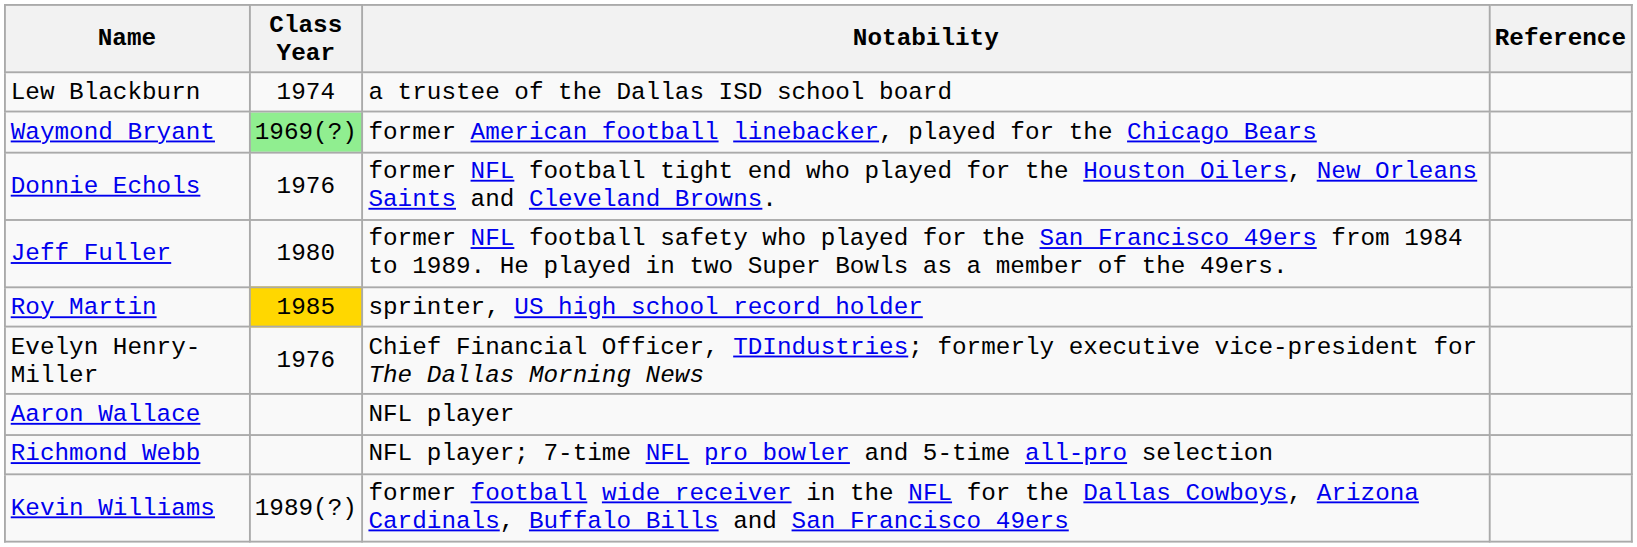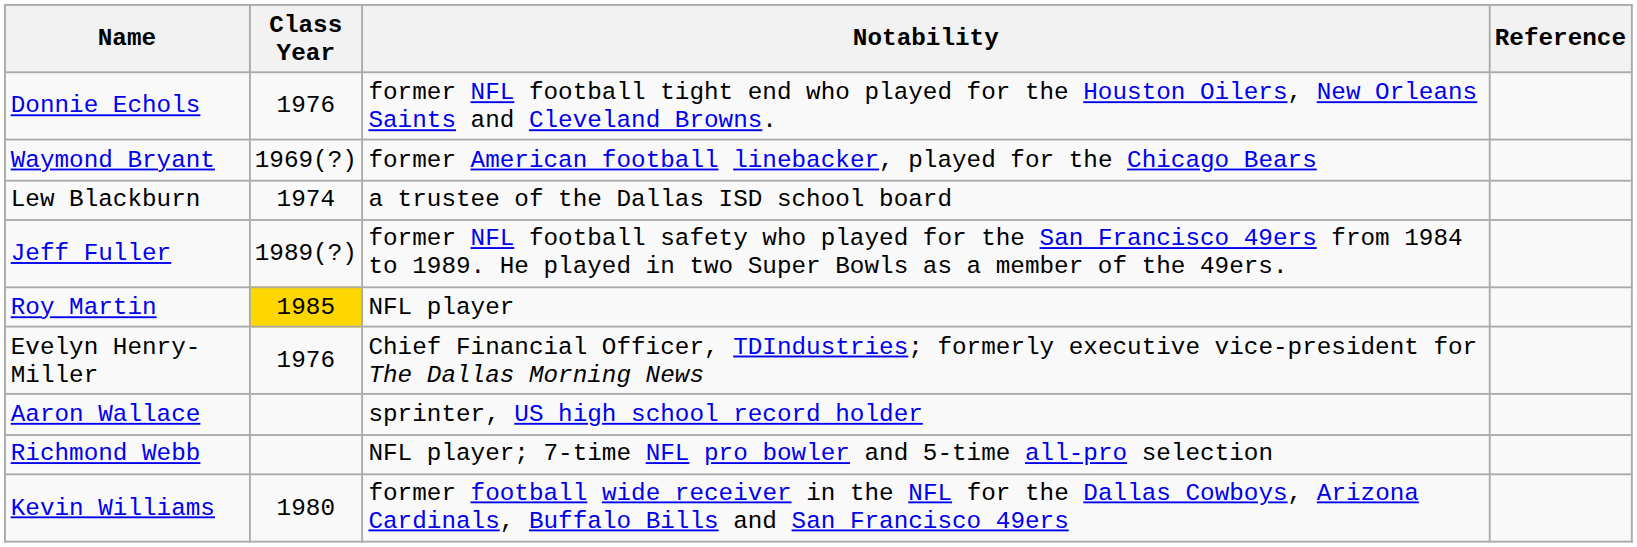rows swapped: (106, 92) <-> (106, 186)
(306, 132) lightgreen background -> (306, 160) no background
(306, 253) 1980 -> (306, 253) 1989(?)
(646, 307) sprinter, US high school record holder -> (441, 307) NFL player
(441, 414) NFL player -> (646, 414) sprinter, US high school record holder
(306, 508) 1989(?) -> (306, 508) 1980
